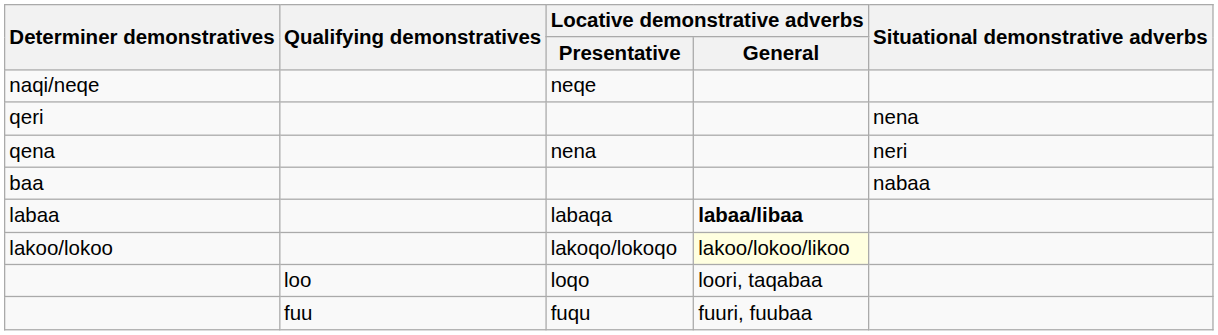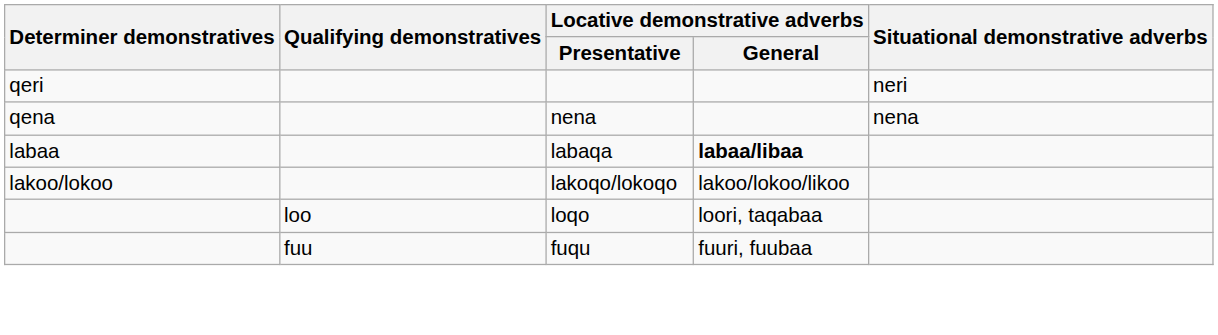- row: (54, 85)
(896, 118) nena -> (890, 85) neri
(890, 150) neri -> (896, 118) nena
- row: (26, 183)
(774, 248) lightyellow background -> (774, 183) no background
